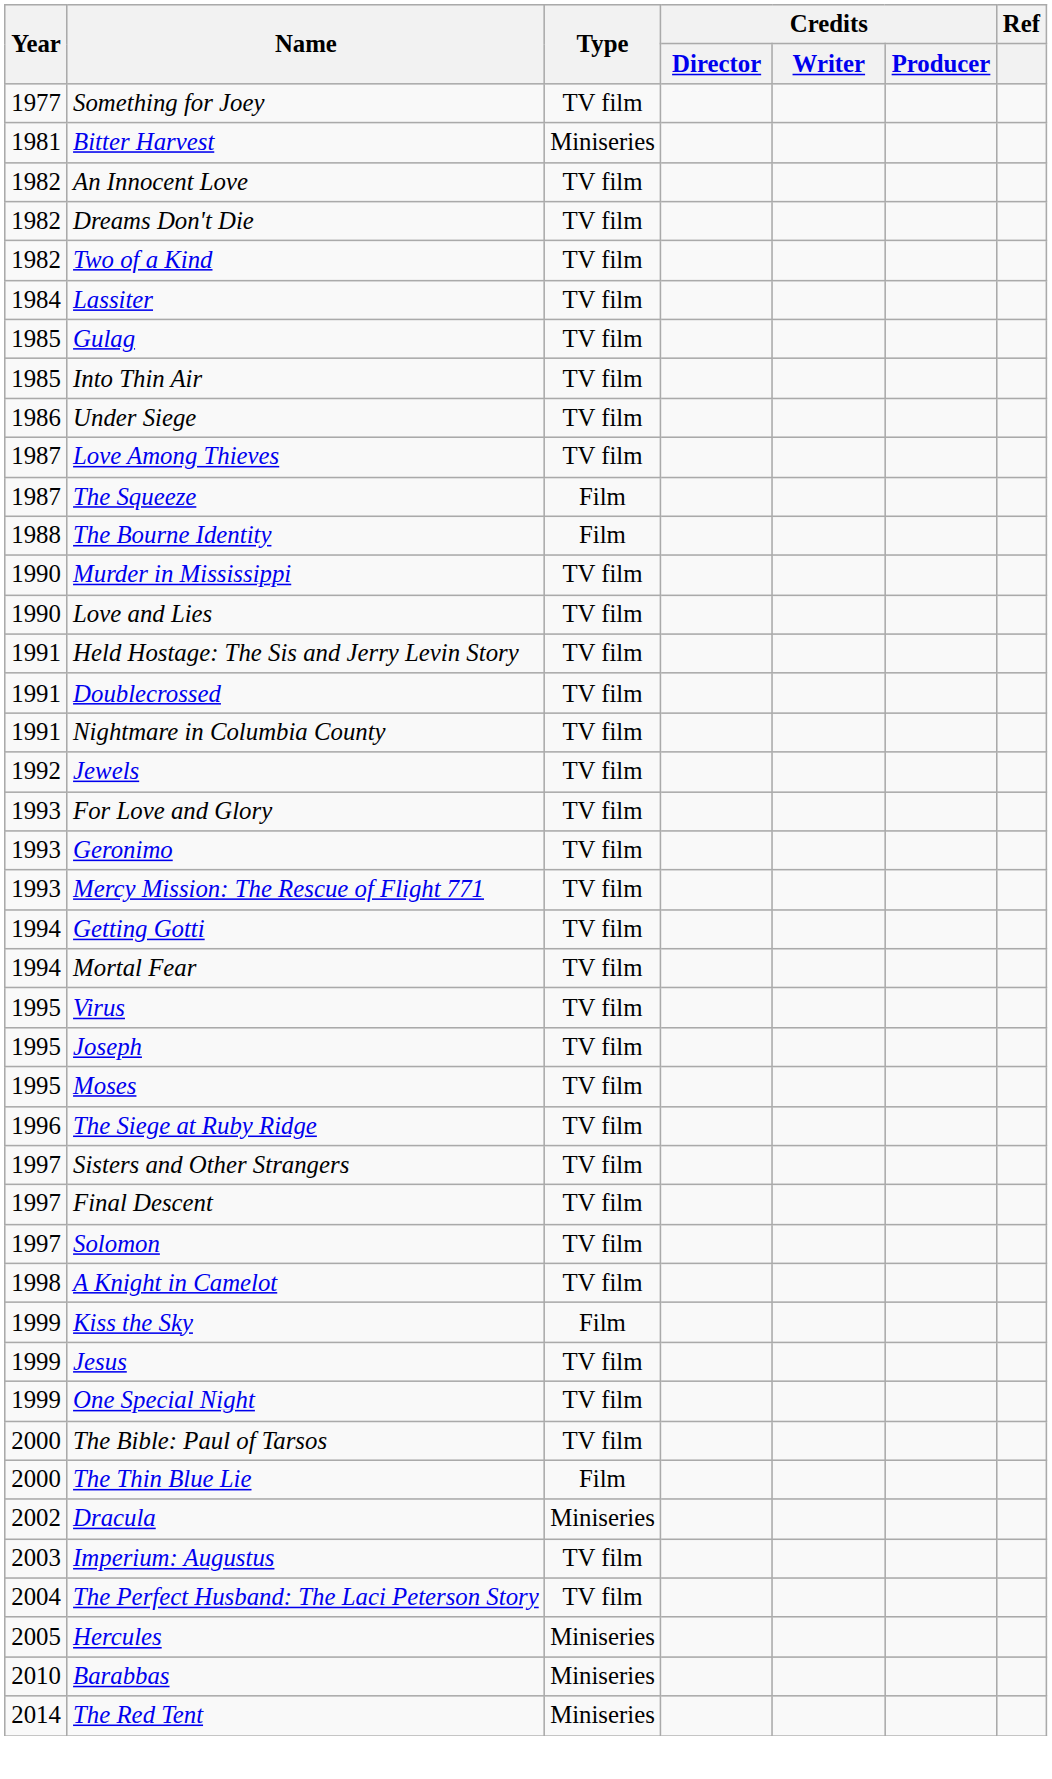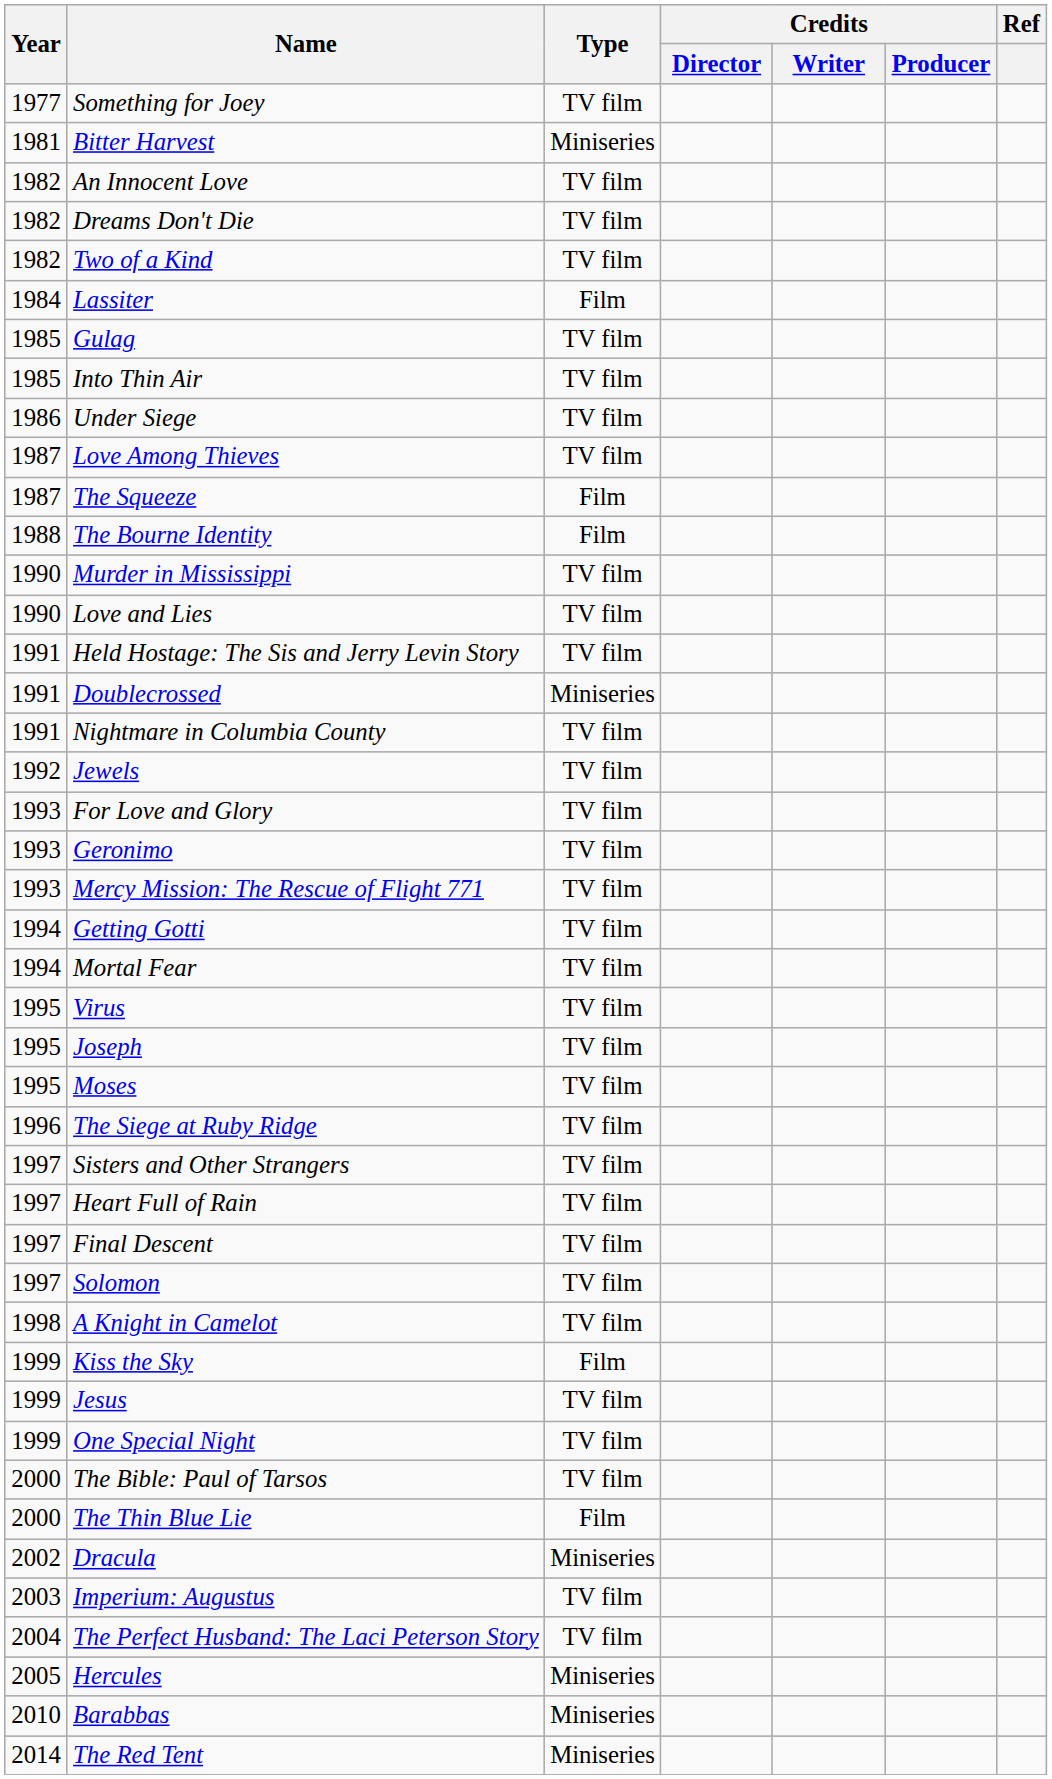(602, 299) TV film -> (602, 299) Film
(602, 692) TV film -> (602, 692) Miniseries
+ row: (165, 1204)
